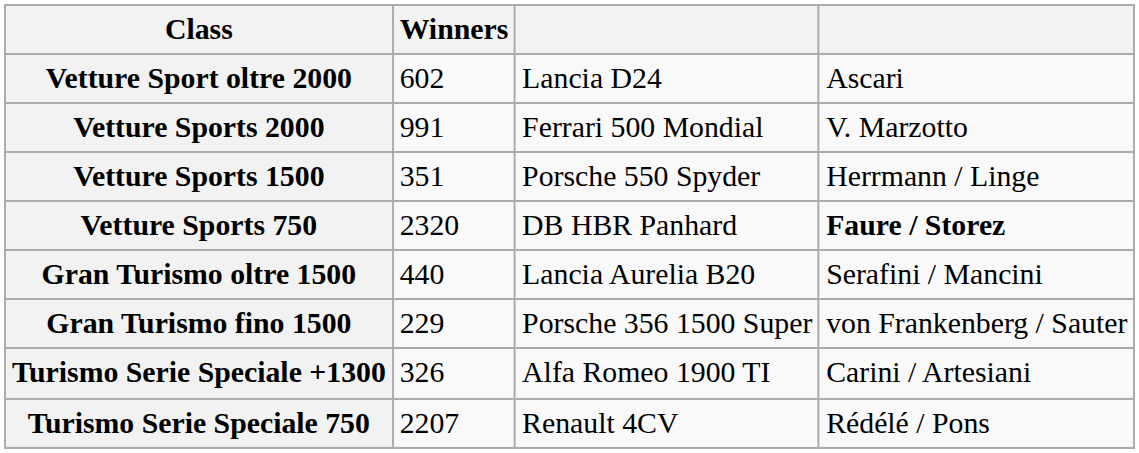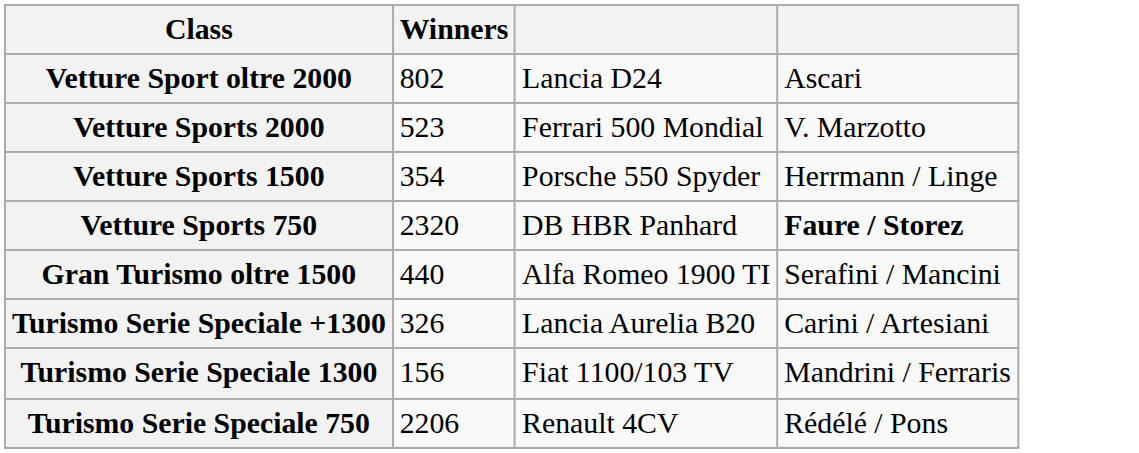(422, 78) 602 -> (422, 78) 802
(422, 127) 991 -> (422, 127) 523
(422, 176) 351 -> (422, 176) 354
(639, 274) Lancia Aurelia B20 -> (646, 274) Alfa Romeo 1900 TI
- row: (199, 323)
(646, 373) Alfa Romeo 1900 TI -> (639, 323) Lancia Aurelia B20
+ row: (199, 373)
(429, 422) 2207 -> (429, 422) 2206
